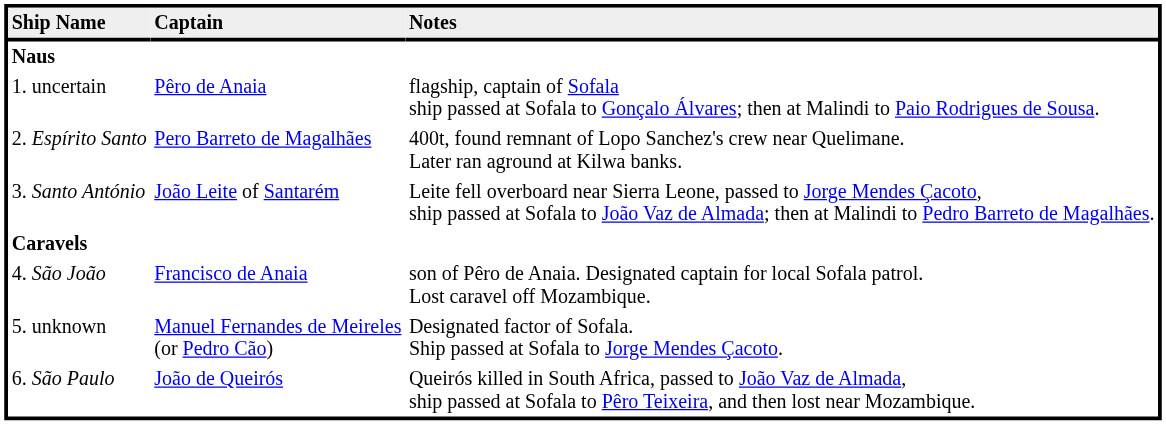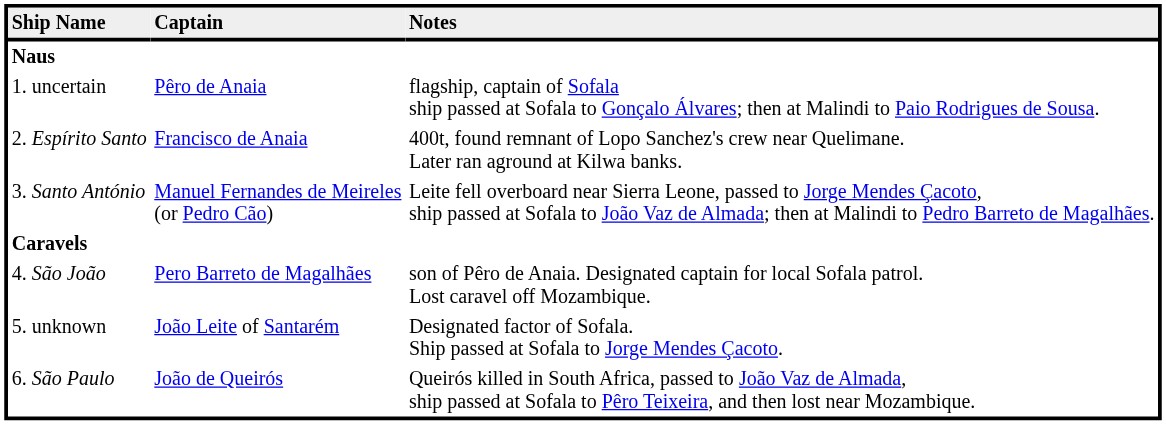(263, 138) Pero Barreto de Magalhães -> (231, 138) Francisco de Anaia
(247, 191) João Leite of Santarém -> (278, 202) Manuel Fernandes de Meireles (or Pedro Cão)
(231, 273) Francisco de Anaia -> (263, 273) Pero Barreto de Magalhães
(278, 337) Manuel Fernandes de Meireles (or Pedro Cão) -> (247, 326) João Leite of Santarém
